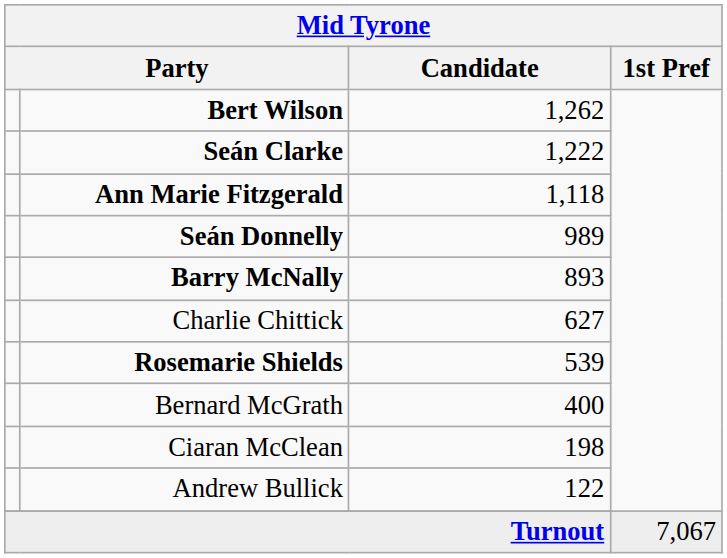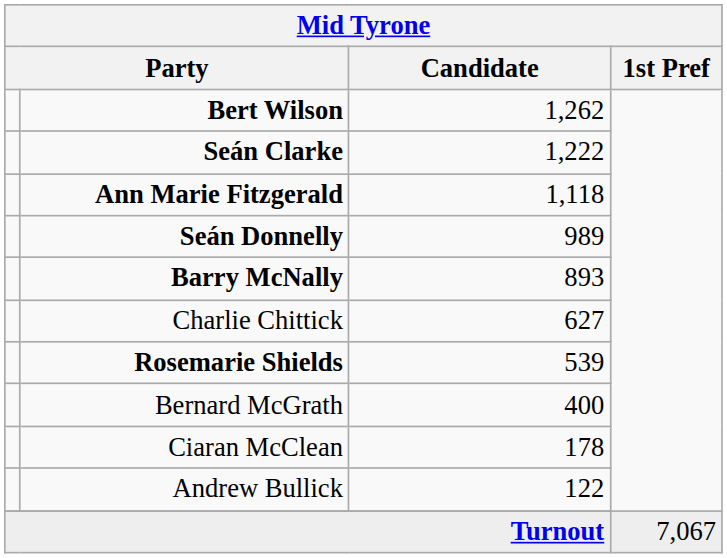(584, 446) 198 -> (584, 446) 178
